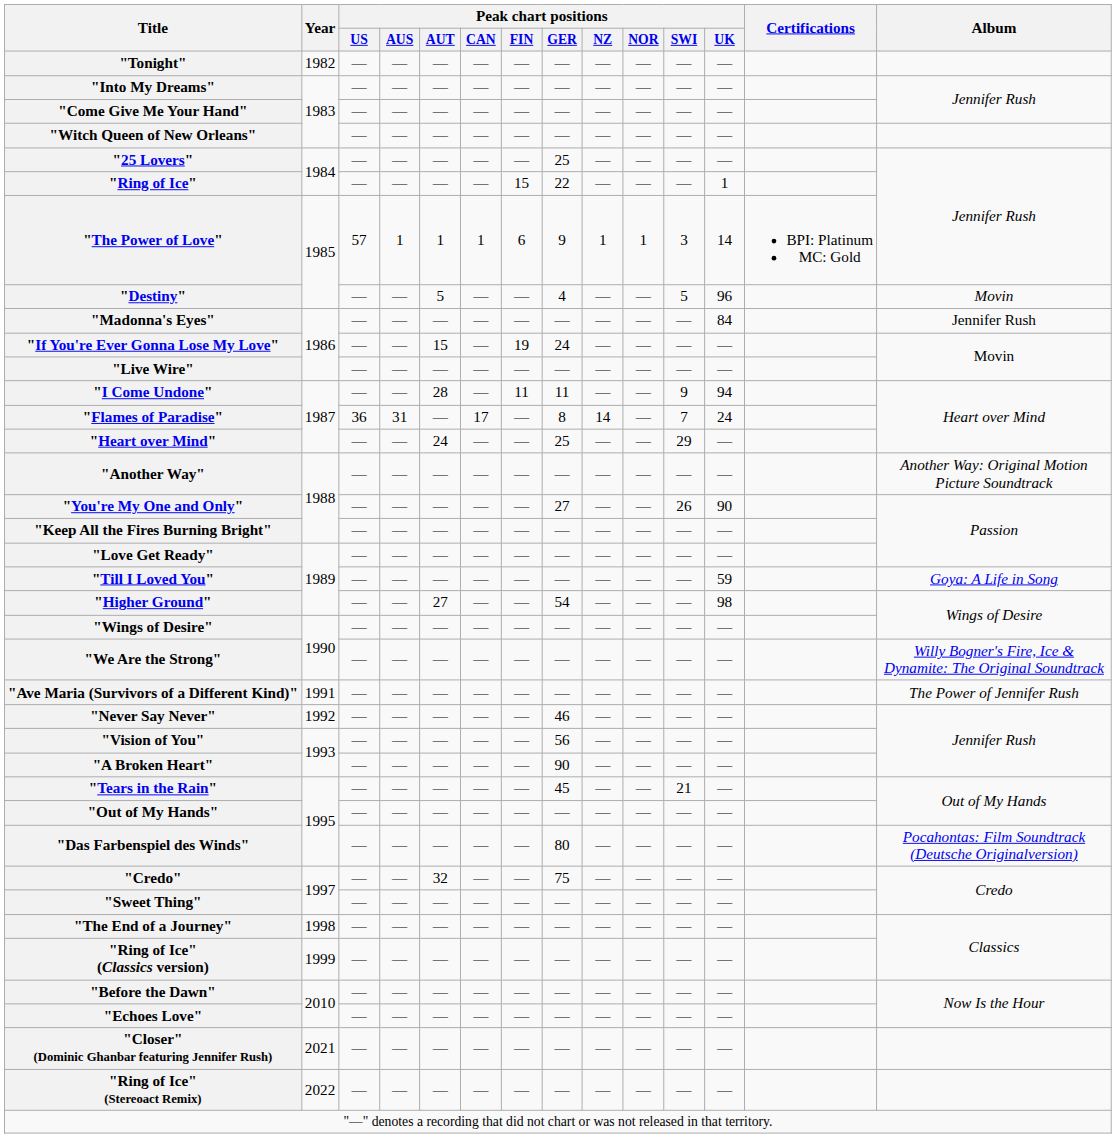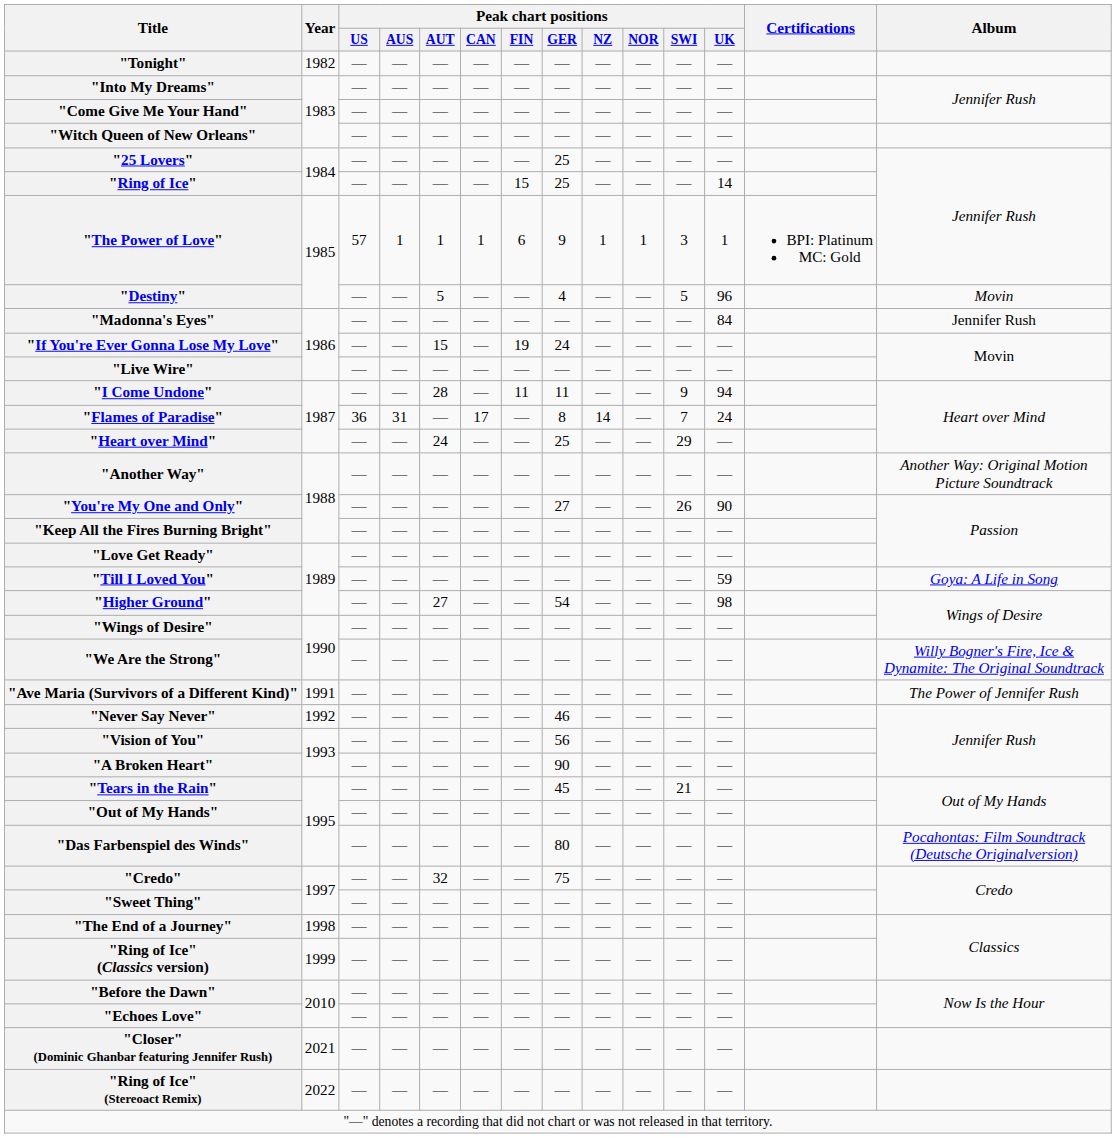(562, 183) 22 -> (562, 183) 25
(725, 183) 1 -> (725, 183) 14
(725, 240) 14 -> (725, 240) 1
